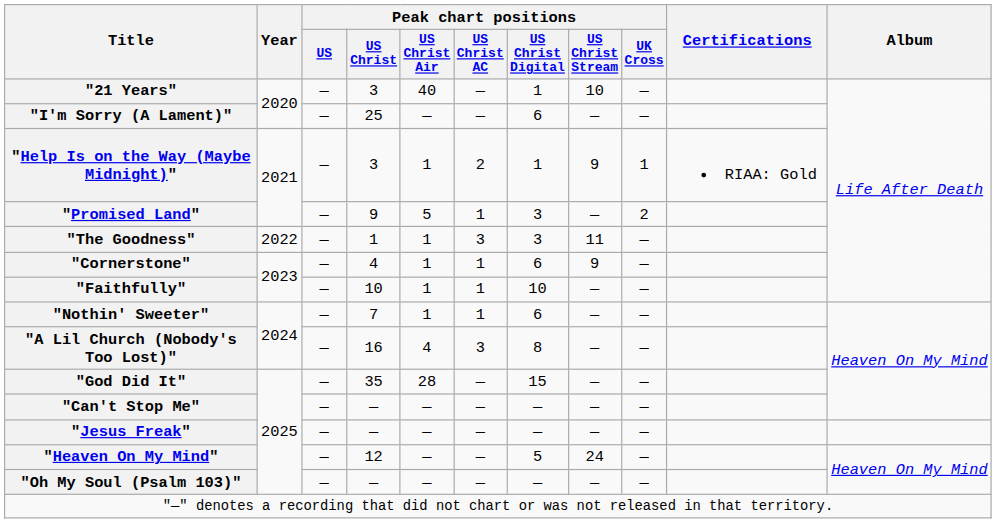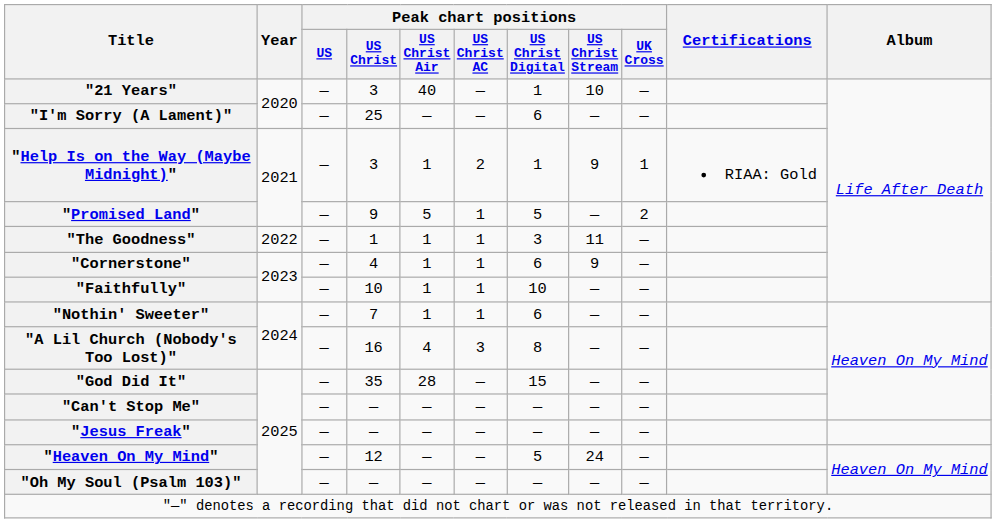(537, 214) 3 -> (537, 214) 5
(480, 239) 3 -> (480, 239) 1
